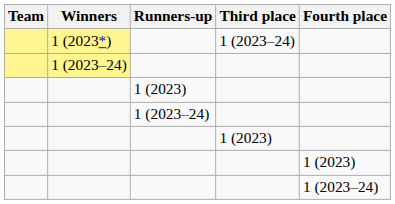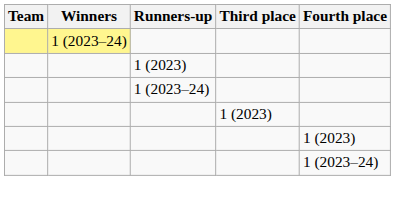- row: (81, 41)
